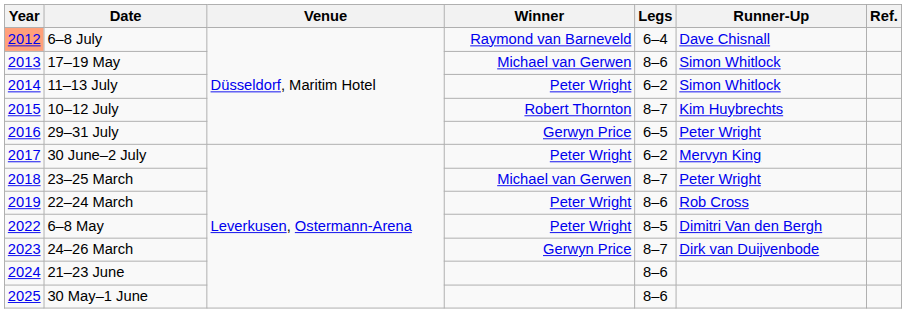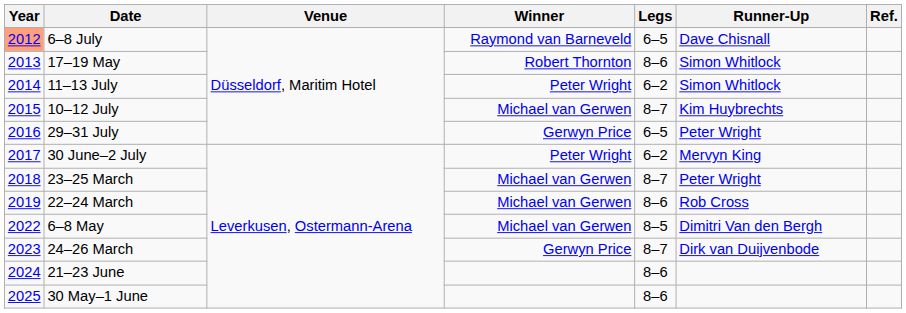(655, 39) 6–4 -> (655, 39) 6–5
(564, 62) Michael van Gerwen -> (578, 62) Robert Thornton
(578, 109) Robert Thornton -> (564, 109) Michael van Gerwen
(591, 202) Peter Wright -> (564, 202) Michael van Gerwen
(591, 226) Peter Wright -> (564, 226) Michael van Gerwen
